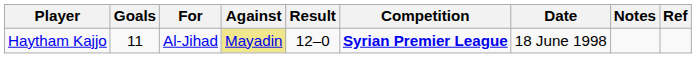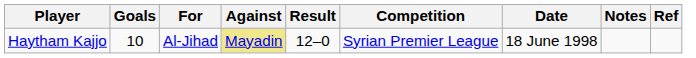(135, 40) 11 -> (135, 40) 10
(425, 40) bold -> (421, 40) normal
